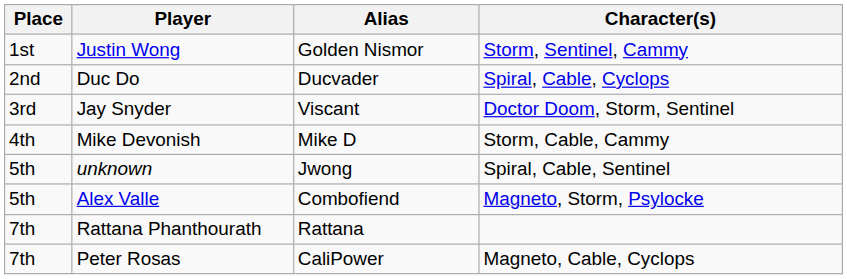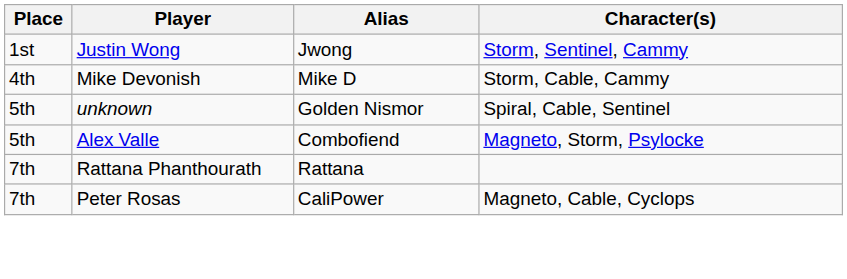(361, 49) Golden Nismor -> (325, 49) Jwong
- row: (108, 79)
- row: (124, 109)
(325, 169) Jwong -> (361, 109) Golden Nismor
